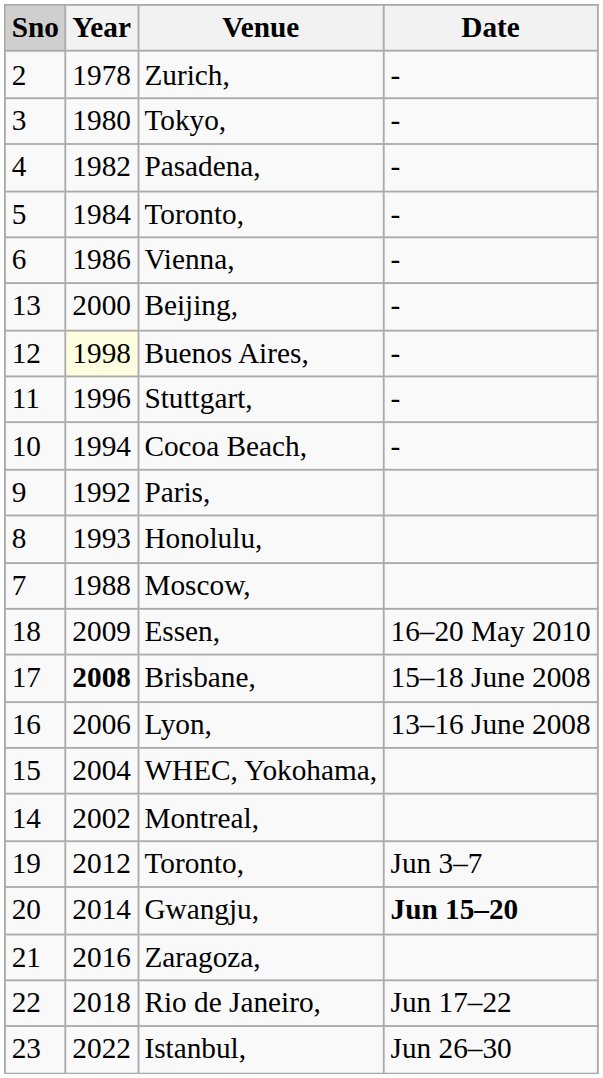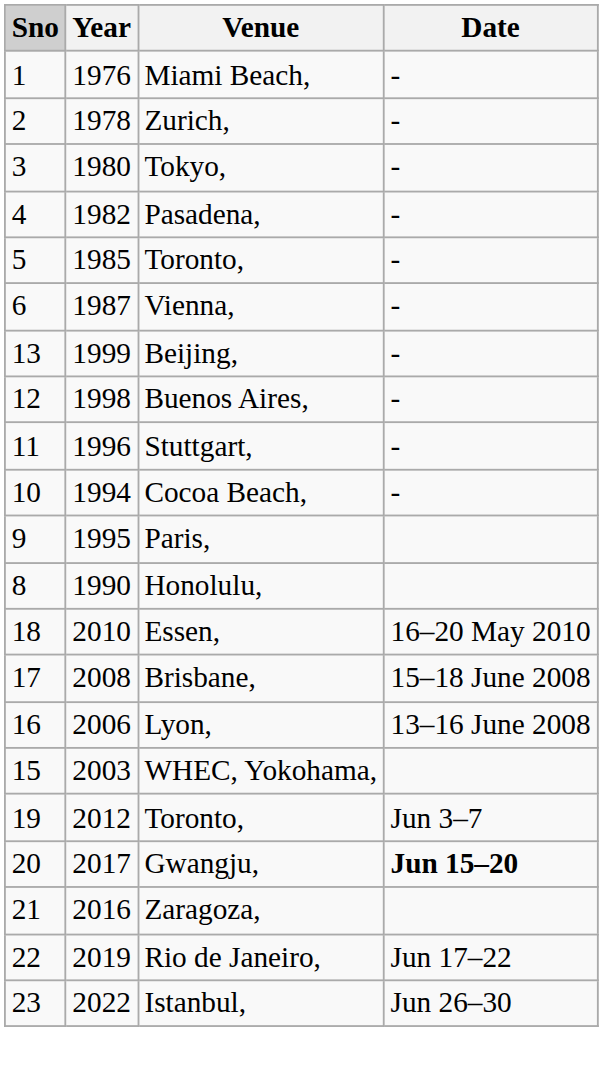+ row: (19, 74)
(102, 213) 1984 -> (102, 259) 1985
(102, 259) 1986 -> (102, 306) 1987
(102, 306) 2000 -> (102, 352) 1999
(102, 352) lightyellow background -> (102, 399) no background
(102, 492) 1992 -> (102, 538) 1995
(102, 538) 1993 -> (102, 584) 1990
- row: (19, 584)
(102, 631) 2009 -> (102, 631) 2010
(102, 677) bold -> (102, 677) normal
(102, 770) 2004 -> (102, 770) 2003
- row: (26, 817)
(102, 910) 2014 -> (102, 863) 2017
(102, 1002) 2018 -> (102, 956) 2019
